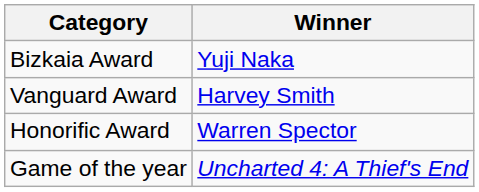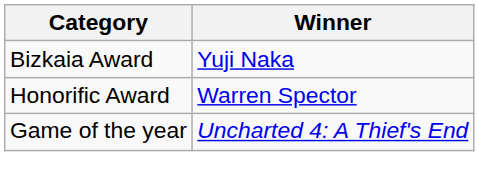- row: (94, 95)
